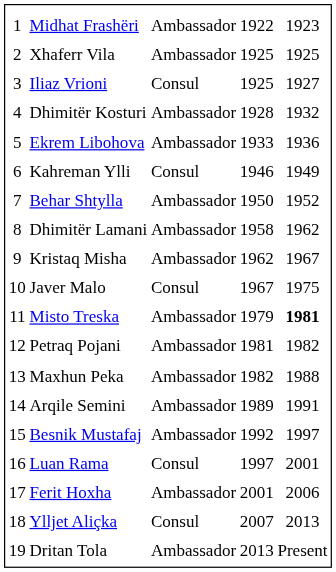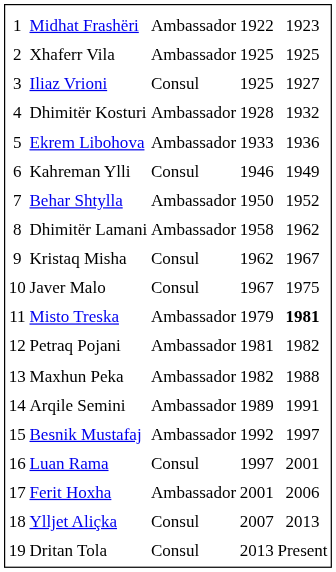(194, 258) Ambassador -> (175, 258) Consul
(194, 550) Ambassador -> (175, 550) Consul
